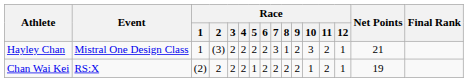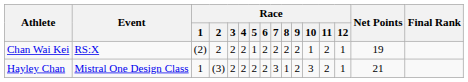rows swapped: (36, 50) <-> (38, 68)
